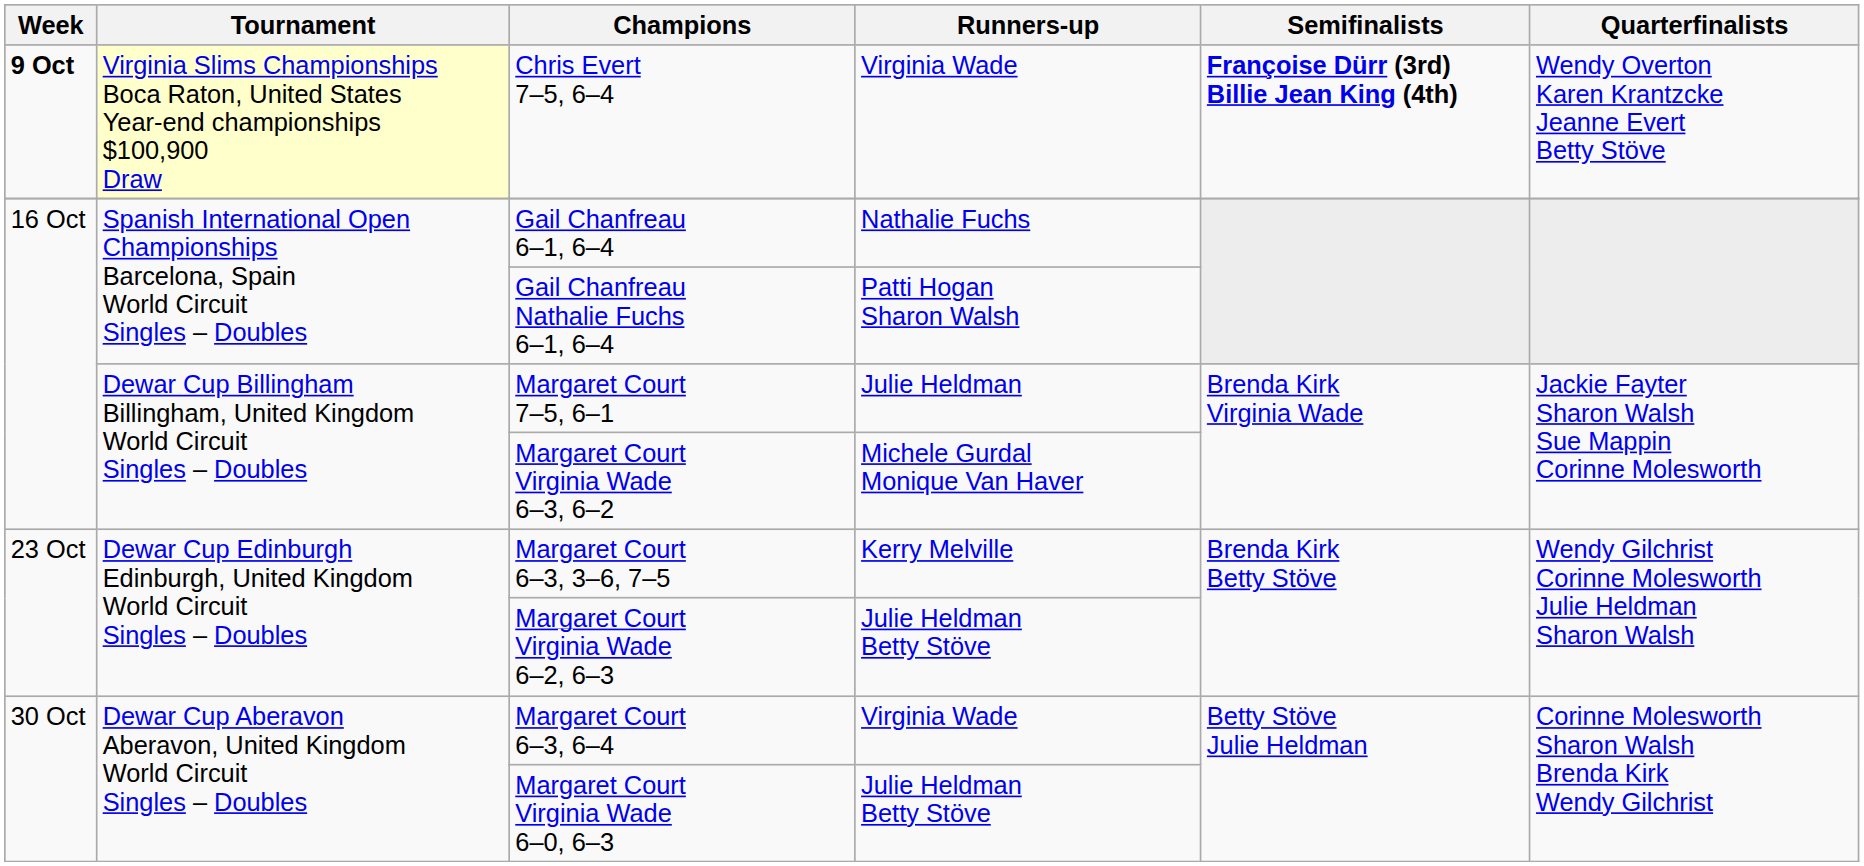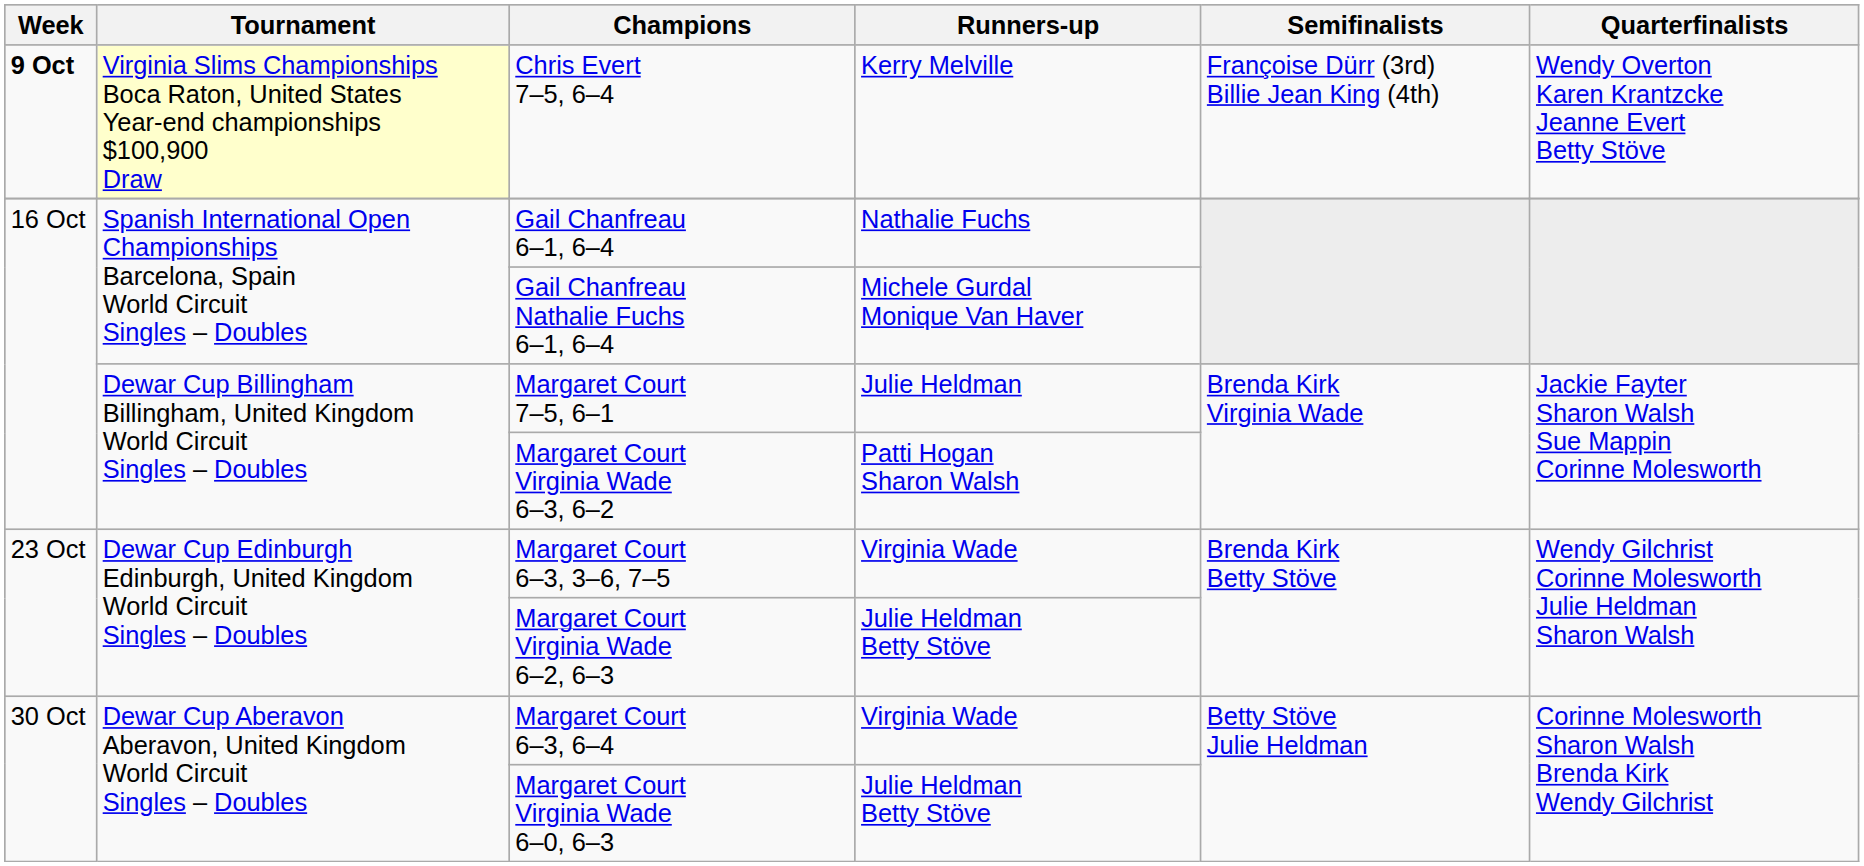(939, 65) Virginia Wade -> (937, 65) Kerry Melville
(1332, 79) bold -> (1323, 79) normal
(940, 302) Patti Hogan Sharon Walsh -> (972, 302) Michele Gurdal Monique Van Haver
(972, 467) Michele Gurdal Monique Van Haver -> (940, 467) Patti Hogan Sharon Walsh
(937, 550) Kerry Melville -> (939, 550) Virginia Wade
